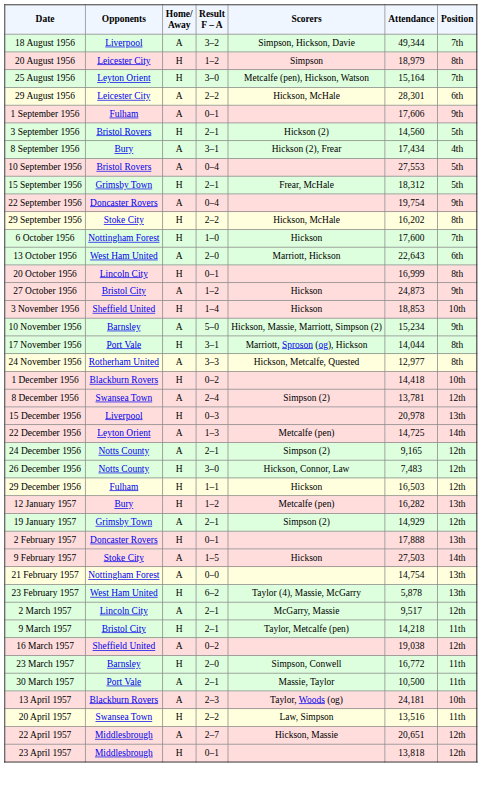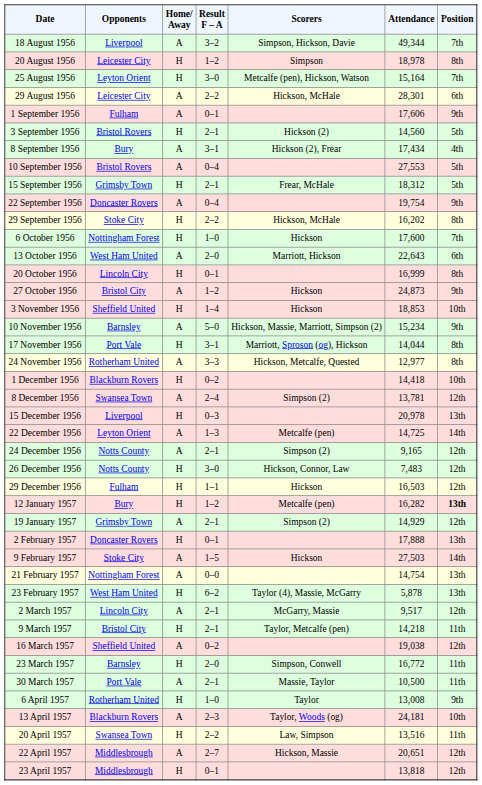(411, 60) 18,979 -> (411, 60) 18,978
(457, 504) normal -> (457, 504) bold
+ row: (45, 699)
